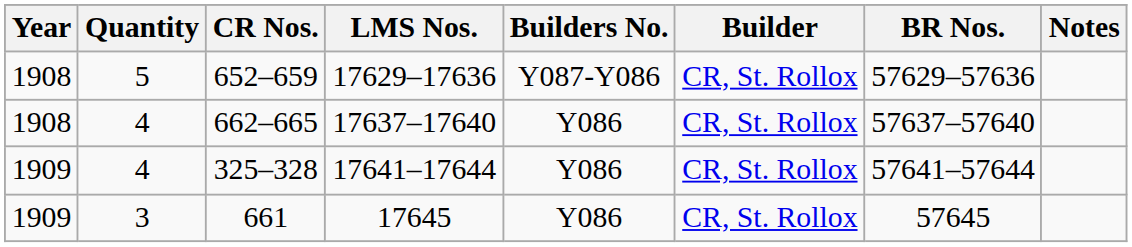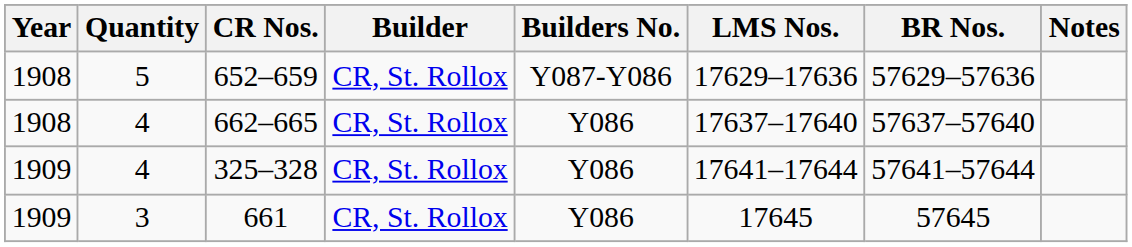columns swapped: (770, 28) <-> (414, 28)
